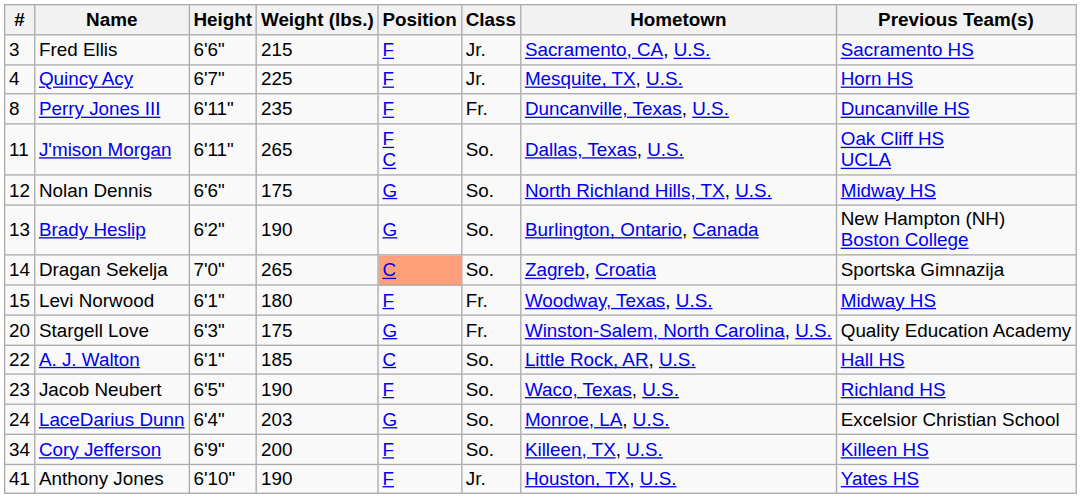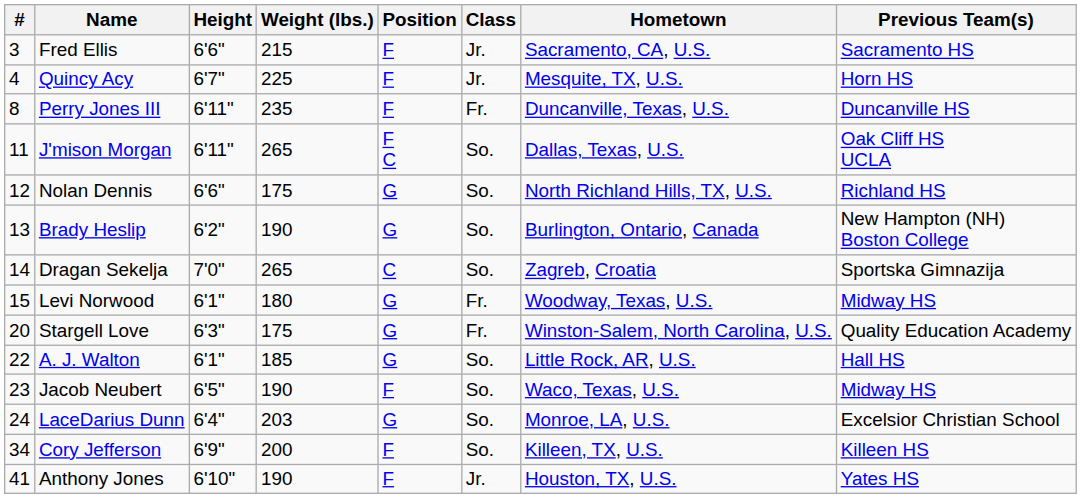(888, 190) Midway HS -> (893, 190) Richland HS
(389, 270) lightsalmon background -> (389, 270) no background
(388, 300) F -> (390, 300) G
(389, 360) C -> (390, 360) G
(893, 390) Richland HS -> (888, 390) Midway HS
